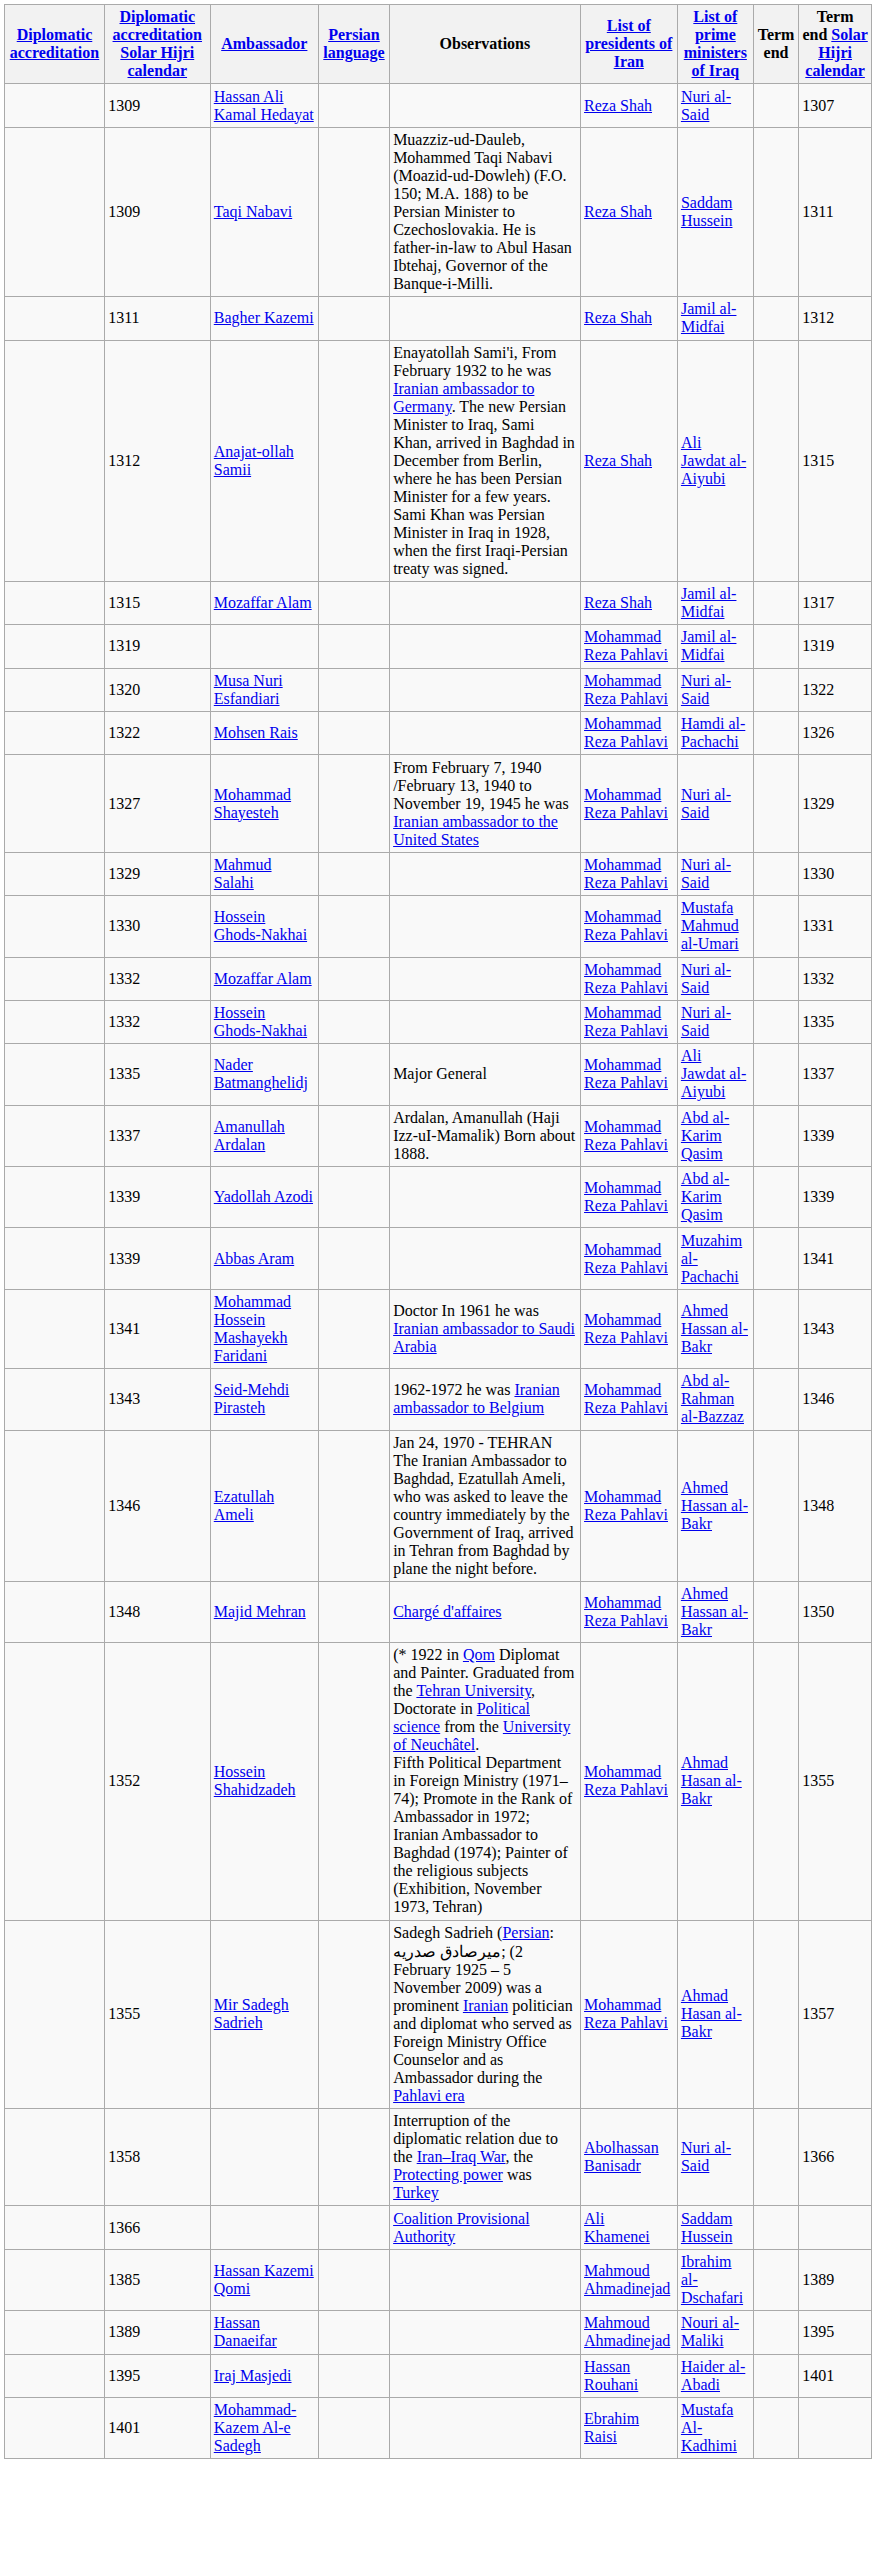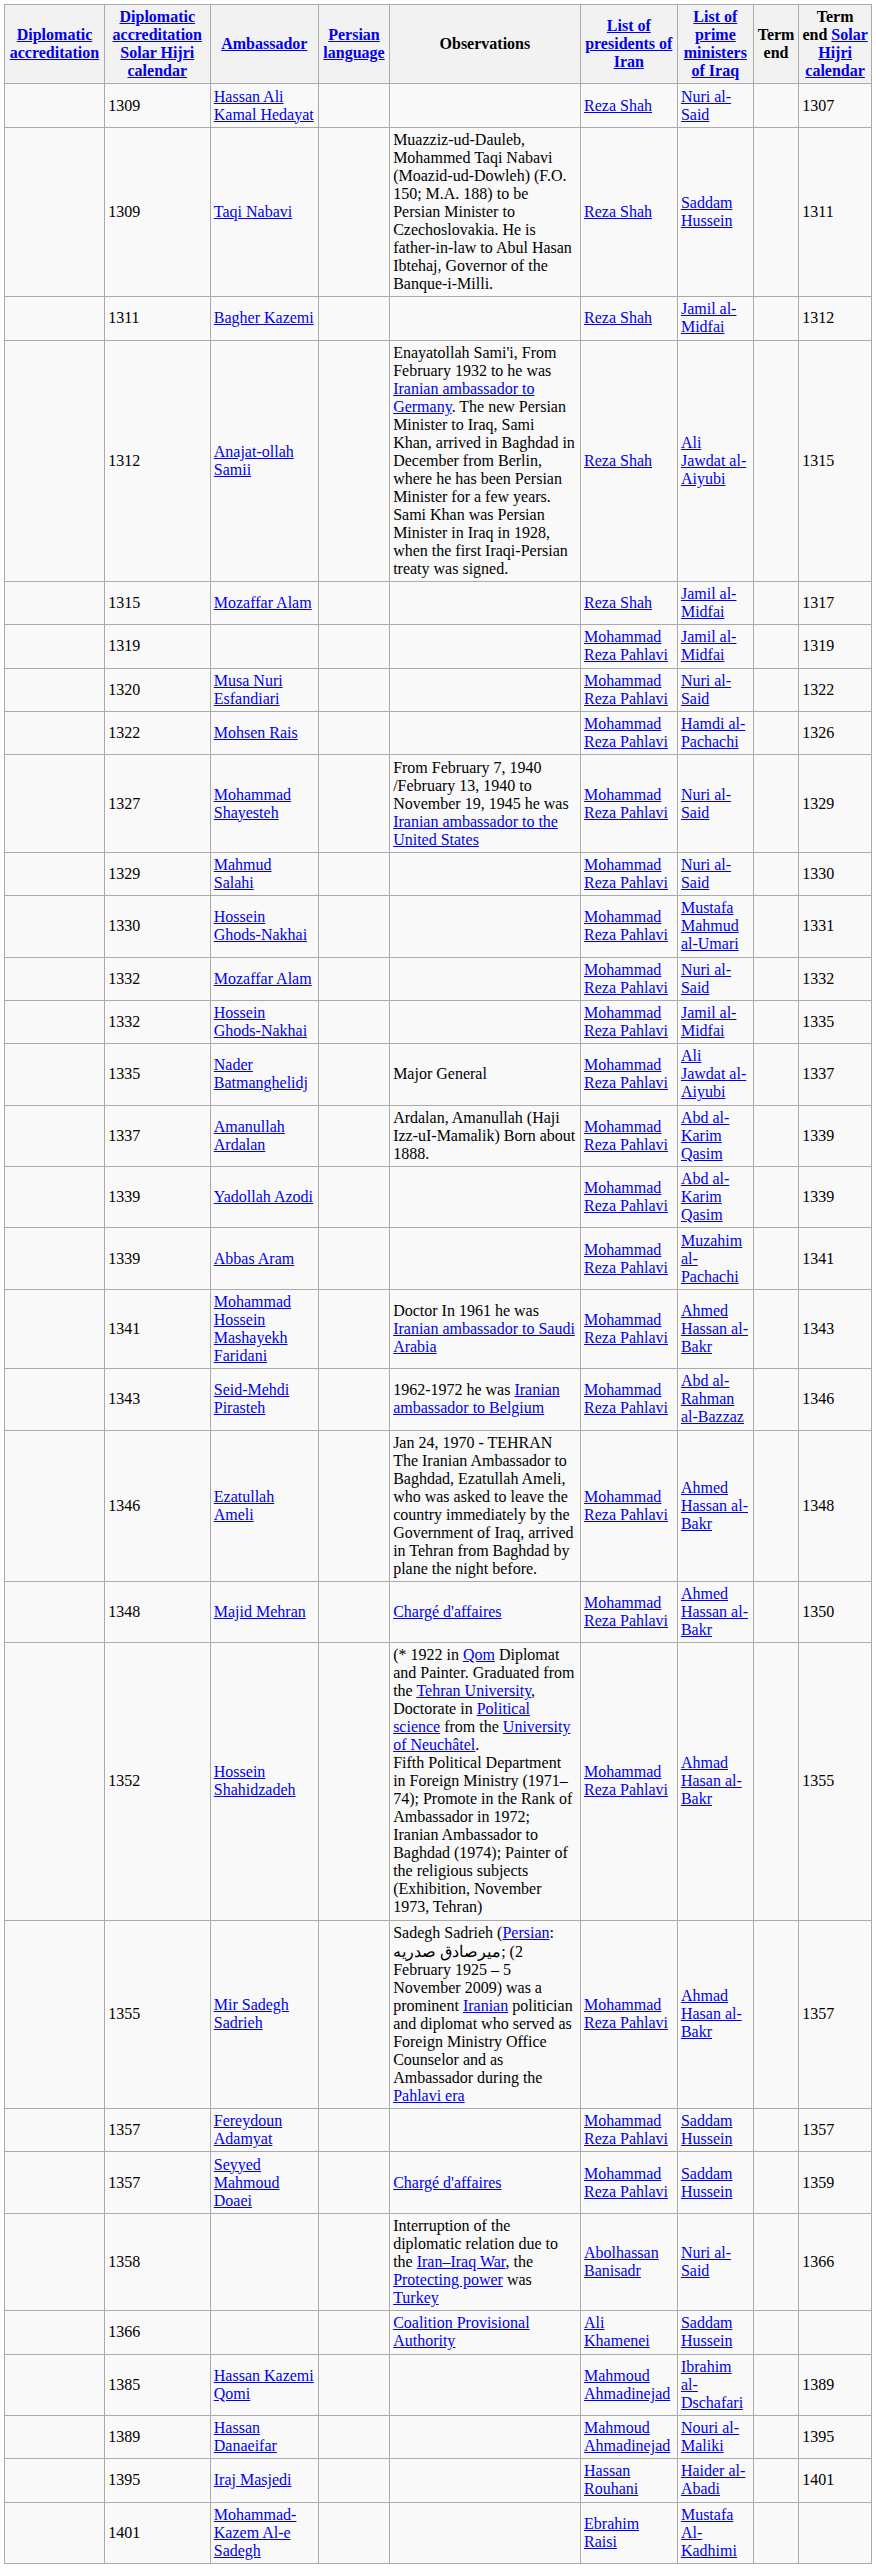(706, 1022) Nuri al-Said -> (709, 1022) Jamil al-Midfai
+ row: (124, 2130)
+ row: (124, 2182)
